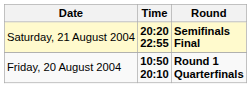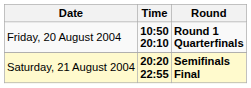rows swapped: (64, 67) <-> (71, 37)
